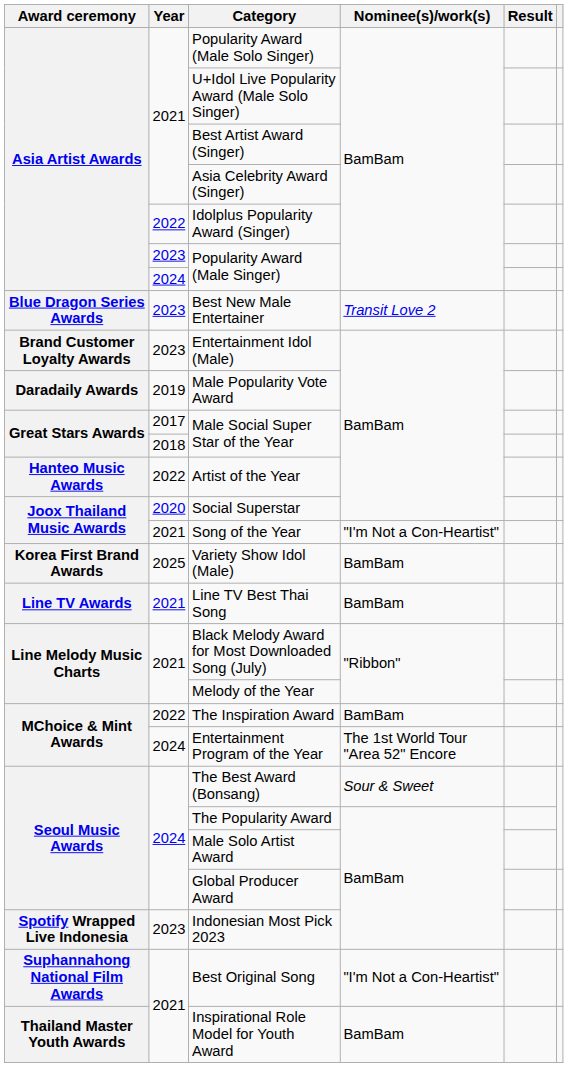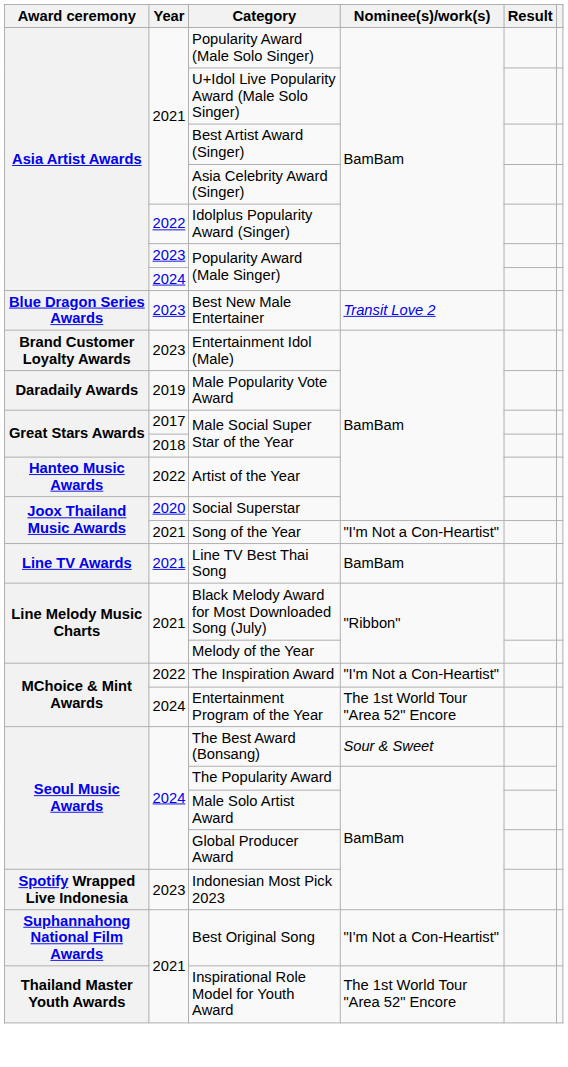- row: (169, 563)
(374, 714) BamBam -> (421, 675) "I'm Not a Con-Heartist"
(374, 1034) BamBam -> (405, 994) The 1st World Tour "Area 52" Encore
